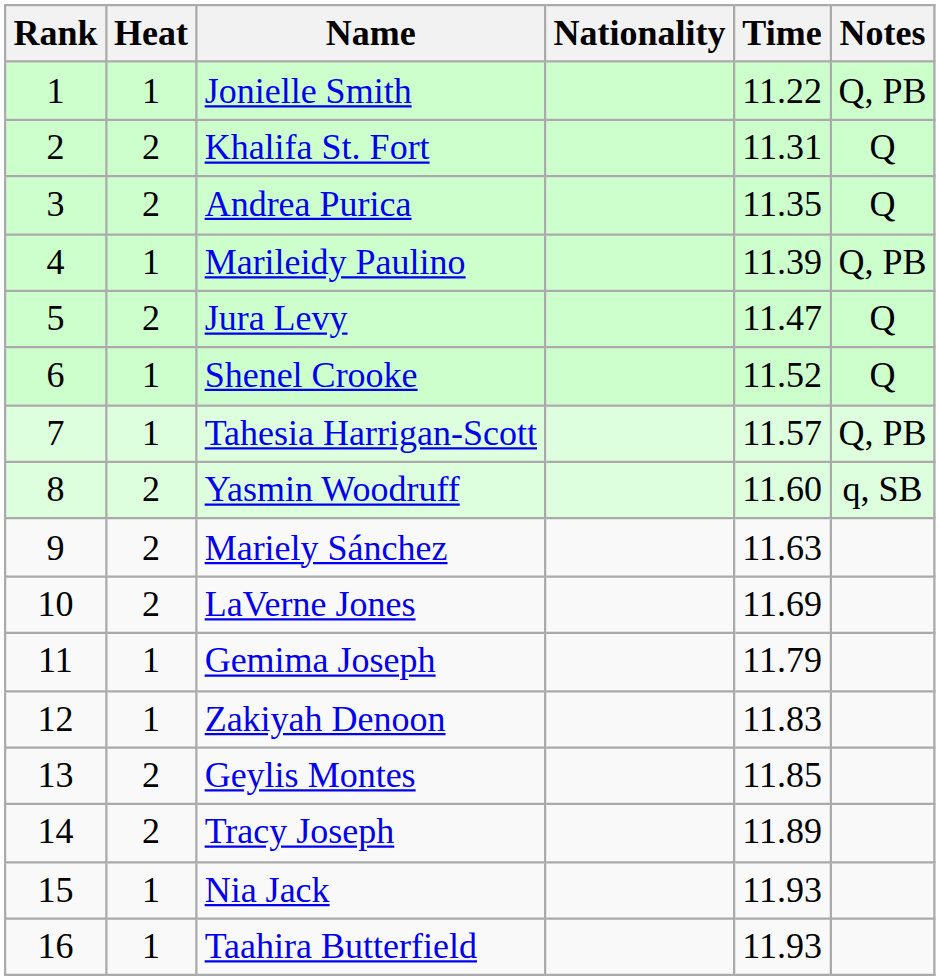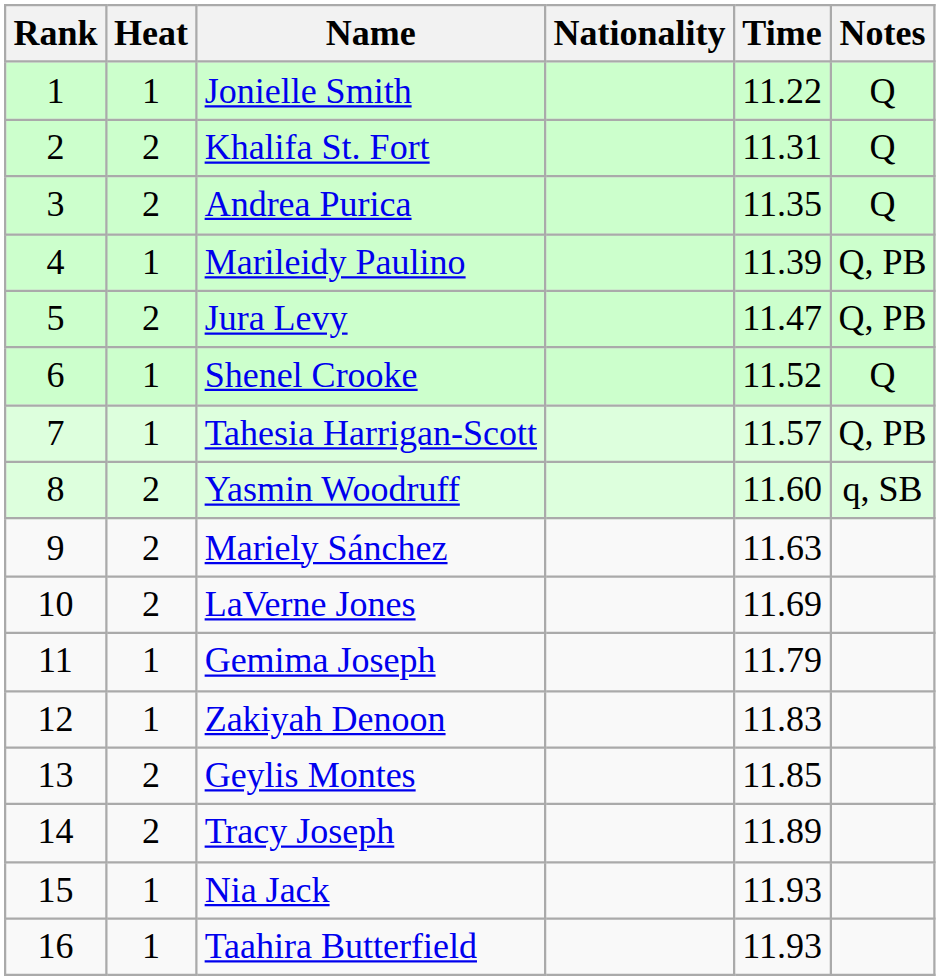(882, 90) Q, PB -> (882, 90) Q
(882, 318) Q -> (882, 318) Q, PB
